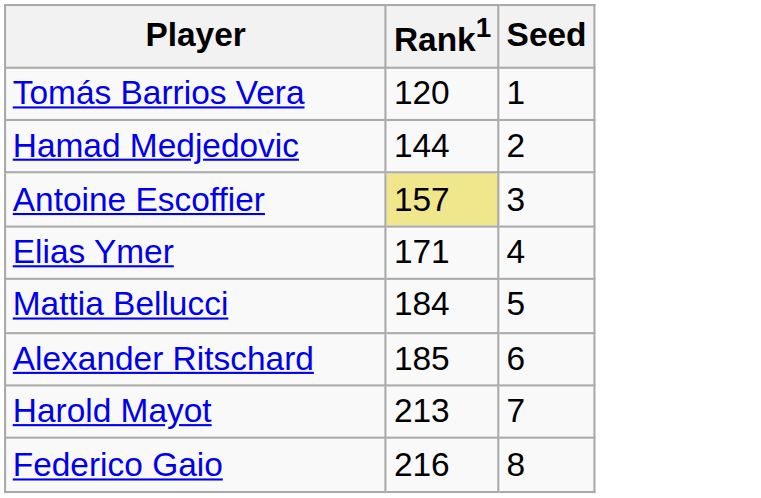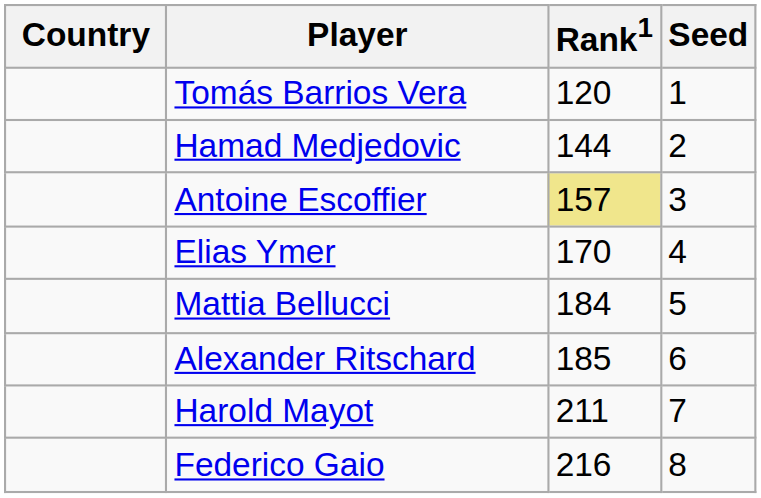+ column: (86, 35)
(422, 252) 171 -> (584, 252) 170
(422, 411) 213 -> (582, 411) 211
